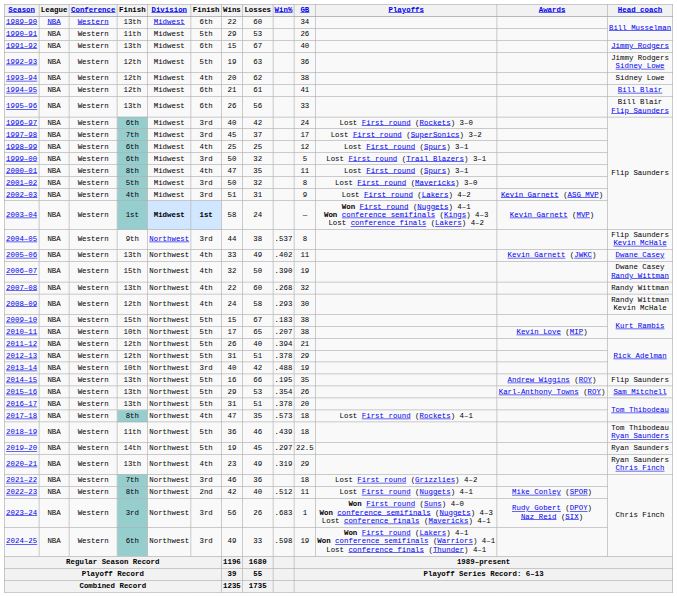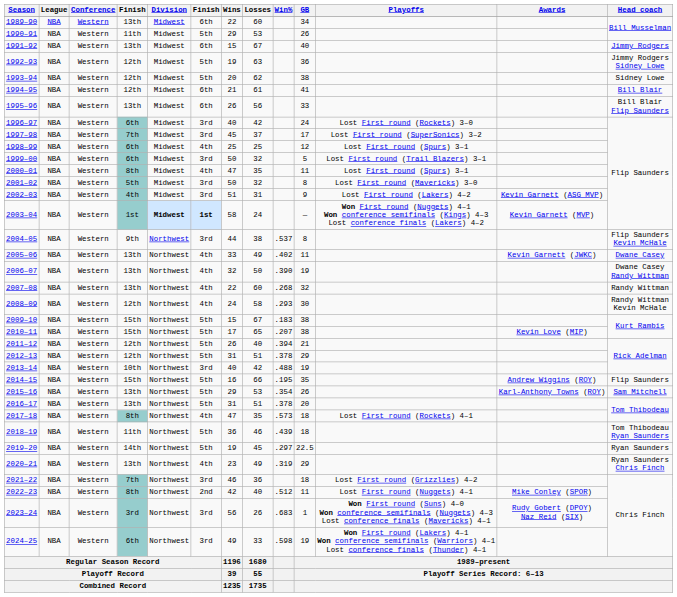(206, 79) 4th -> (206, 79) 5th
(132, 272) 15th -> (132, 272) 13th
(132, 333) 10th -> (132, 333) 15th
(132, 380) 13th -> (132, 380) 15th
